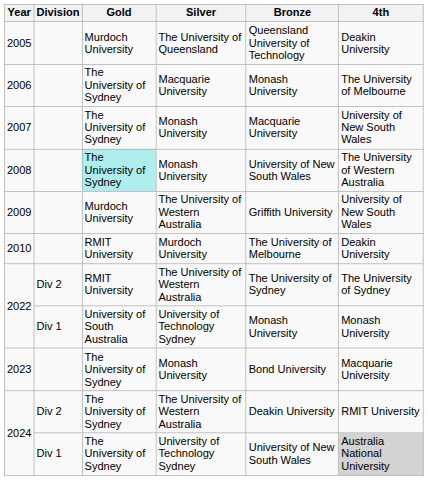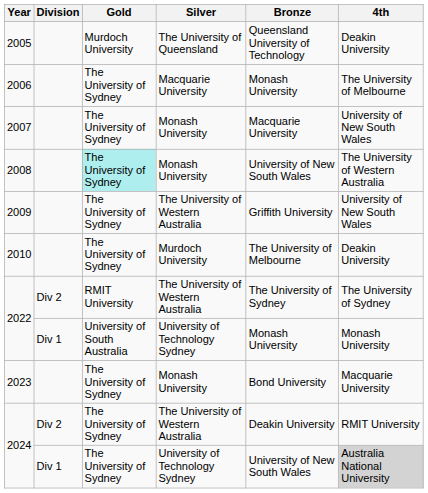(109, 212) Murdoch University -> (115, 212) The University of Sydney
(109, 248) RMIT University -> (115, 254) The University of Sydney
